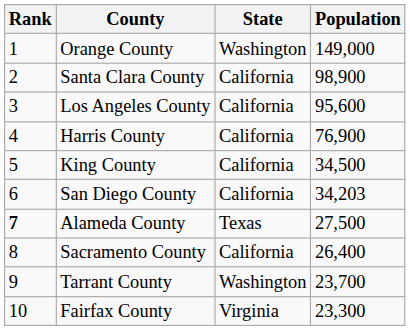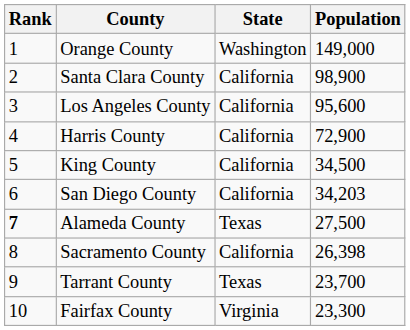(340, 135) 76,900 -> (340, 135) 72,900
(340, 252) 26,400 -> (340, 252) 26,398
(263, 281) Washington -> (240, 281) Texas
